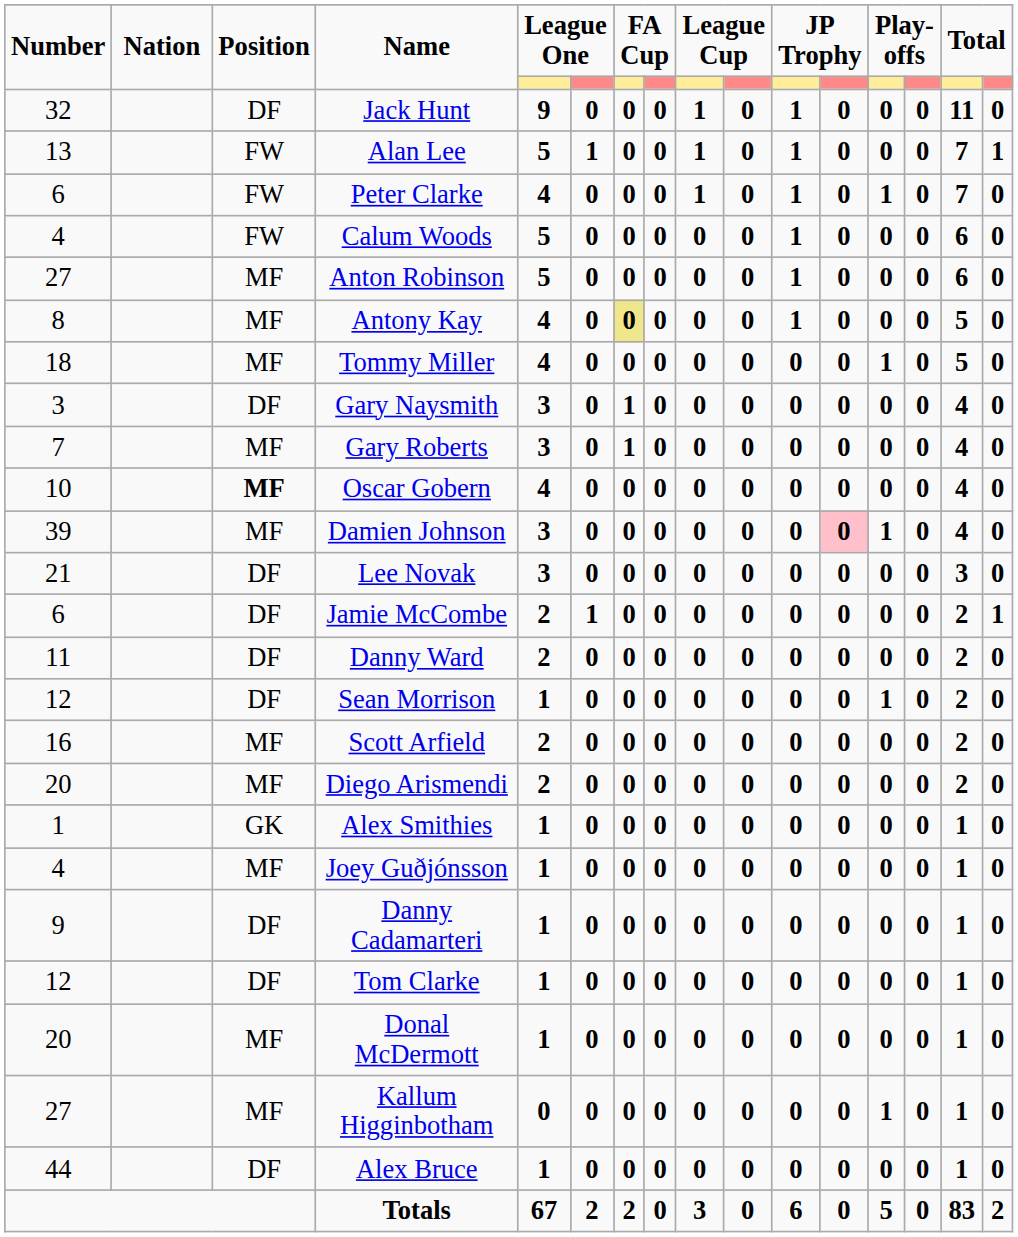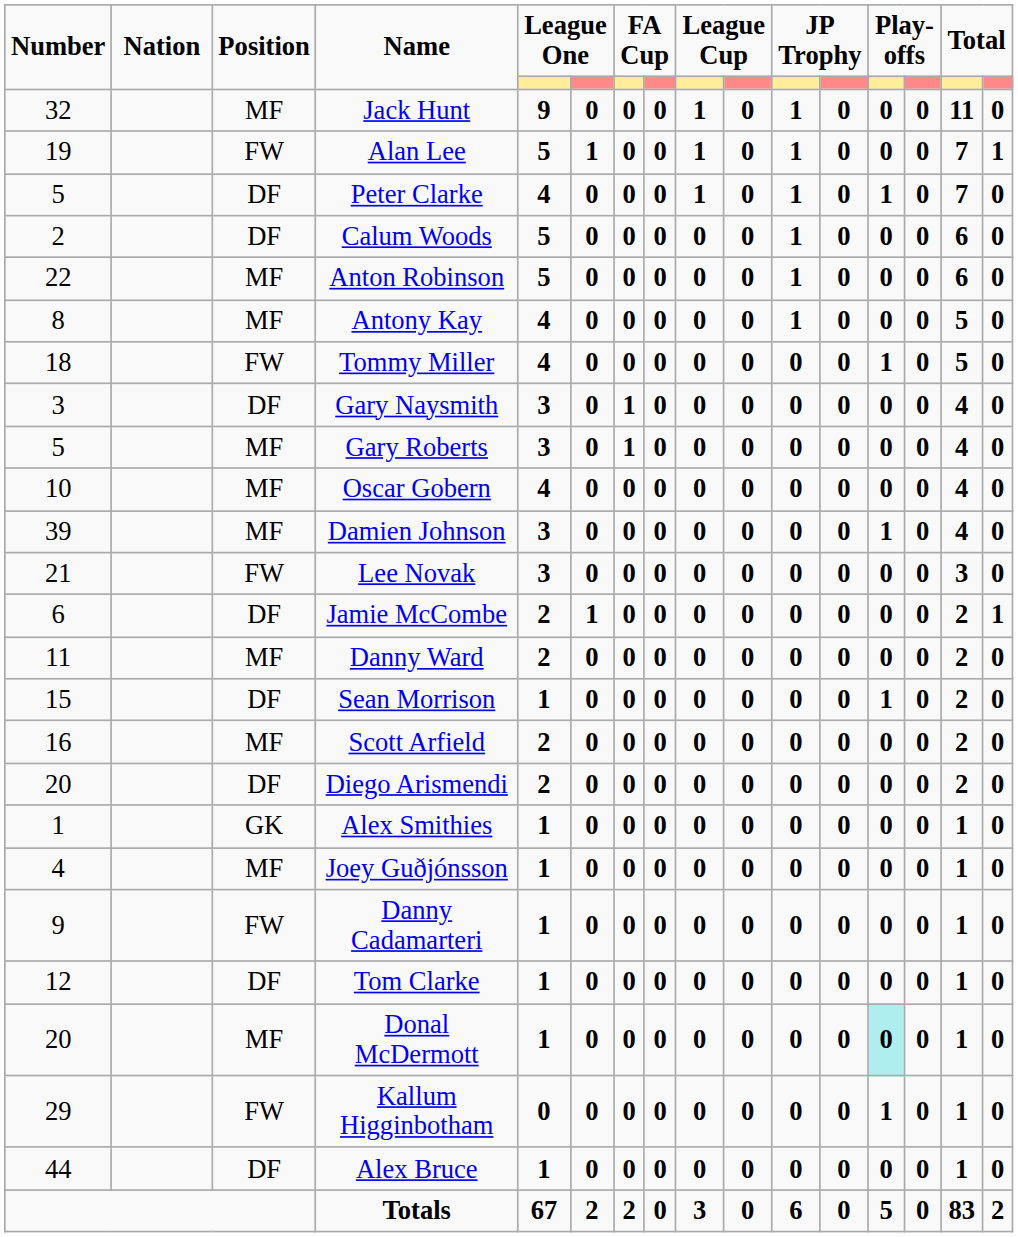(264, 109) DF -> (264, 109) MF
(58, 151) 13 -> (58, 151) 19
(58, 194) 6 -> (58, 194) 5
(264, 194) FW -> (264, 194) DF
(58, 236) 4 -> (58, 236) 2
(264, 236) FW -> (264, 236) DF
(58, 278) 27 -> (58, 278) 22
(629, 320) khaki background -> (629, 320) no background
(264, 362) MF -> (264, 362) FW
(58, 446) 7 -> (58, 446) 5
(264, 488) bold -> (264, 488) normal
(844, 531) pink background -> (844, 531) no background
(264, 573) DF -> (264, 573) FW
(264, 657) DF -> (264, 657) MF
(58, 699) 12 -> (58, 699) 15
(264, 783) MF -> (264, 783) DF
(264, 925) DF -> (264, 925) FW
(886, 1039) no background -> (886, 1039) paleturquoise background
(58, 1111) 27 -> (58, 1111) 29
(264, 1111) MF -> (264, 1111) FW
